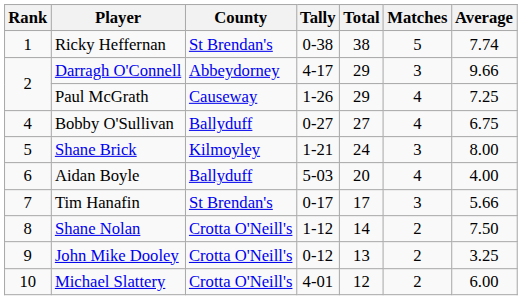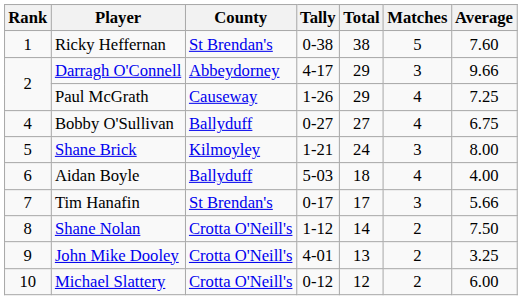(484, 44) 7.74 -> (484, 44) 7.60
(361, 176) 20 -> (361, 176) 18
(318, 255) 0-12 -> (318, 255) 4-01
(318, 281) 4-01 -> (318, 281) 0-12
